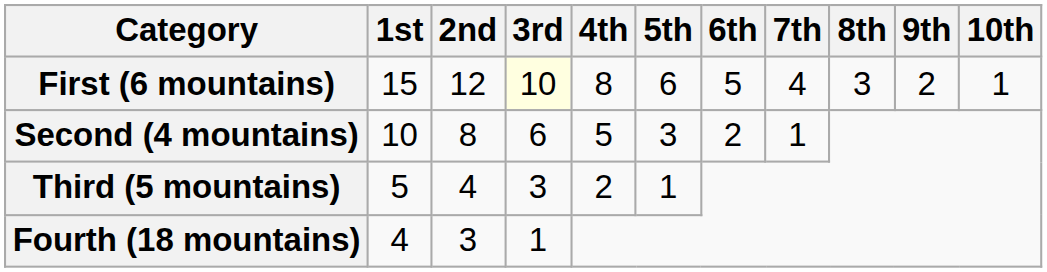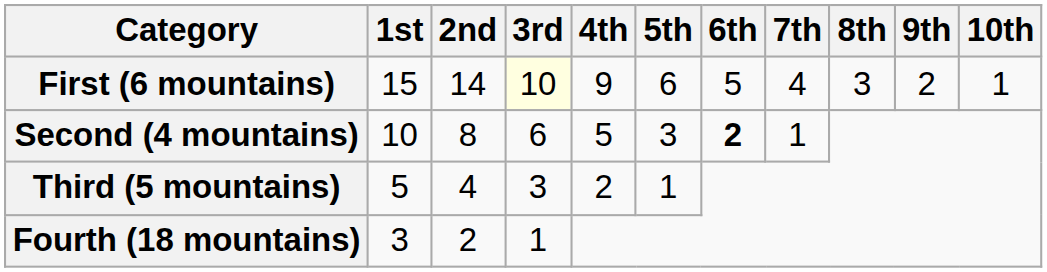(468, 82) 12 -> (468, 82) 14
(604, 82) 8 -> (604, 82) 9
(733, 135) normal -> (733, 135) bold
(400, 239) 4 -> (400, 239) 3
(468, 239) 3 -> (468, 239) 2
